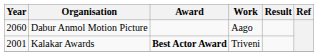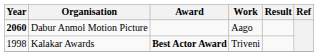(17, 28) normal -> (17, 28) bold
(17, 43) 2001 -> (17, 43) 1998
